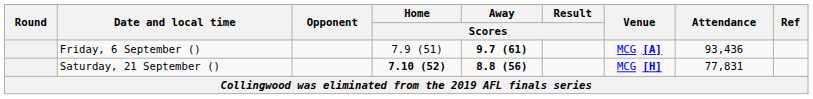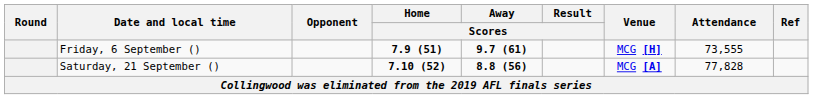(417, 49) normal -> (417, 49) bold
(639, 49) MCG [A] -> (639, 49) MCG [H]
(724, 49) 93,436 -> (724, 49) 73,555
(639, 67) MCG [H] -> (639, 67) MCG [A]
(724, 67) 77,831 -> (724, 67) 77,828
